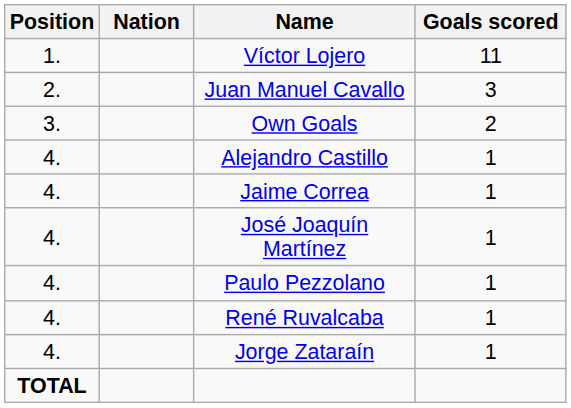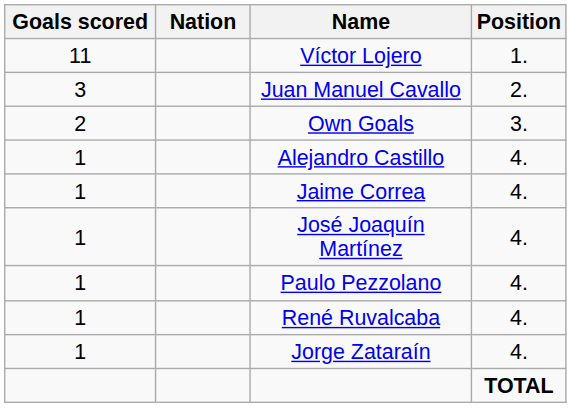columns swapped: (52, 22) <-> (491, 22)
